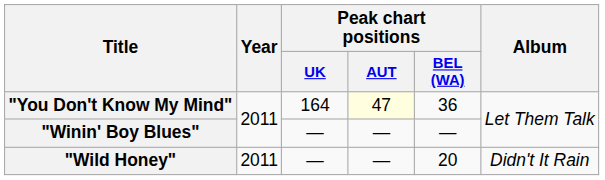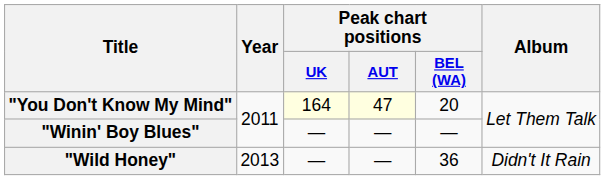(315, 105) no background -> (316, 105) lightyellow background
(448, 105) 36 -> (449, 105) 20
(259, 160) 2011 -> (260, 160) 2013
(448, 160) 20 -> (449, 160) 36
